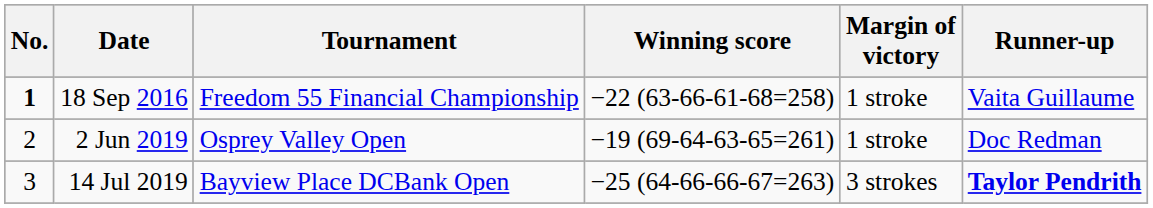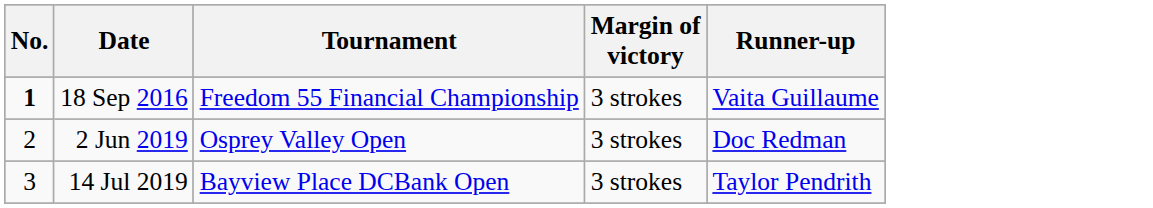- column: (712, 40)
(887, 98) 1 stroke -> (636, 98) 3 strokes
(887, 140) 1 stroke -> (636, 140) 3 strokes
(1055, 182) bold -> (792, 182) normal
